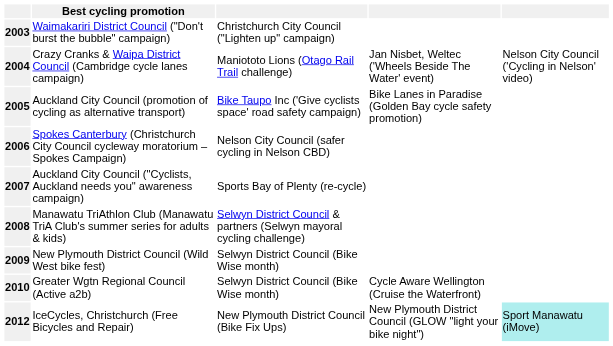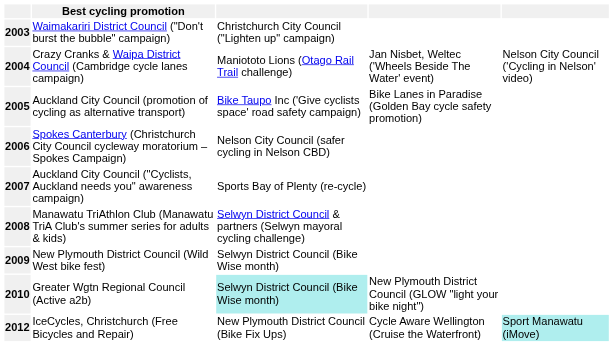(287, 288) no background -> (287, 294) paleturquoise background
(427, 288) Cycle Aware Wellington (Cruise the Waterfront) -> (434, 294) New Plymouth District Council (GLOW "light your bike night")
(434, 321) New Plymouth District Council (GLOW "light your bike night") -> (427, 328) Cycle Aware Wellington (Cruise the Waterfront)
